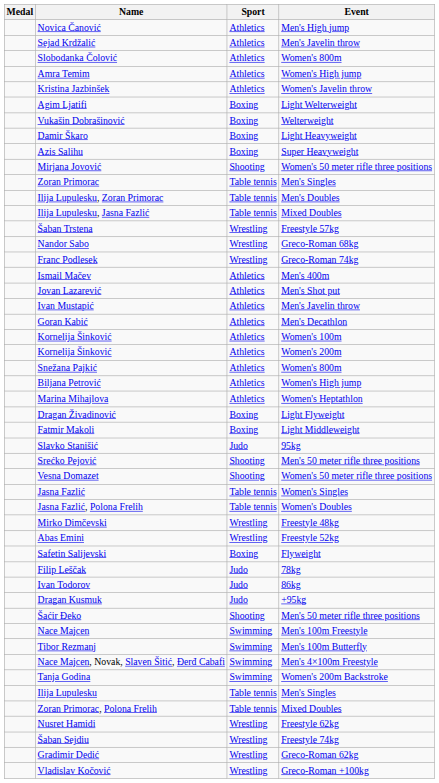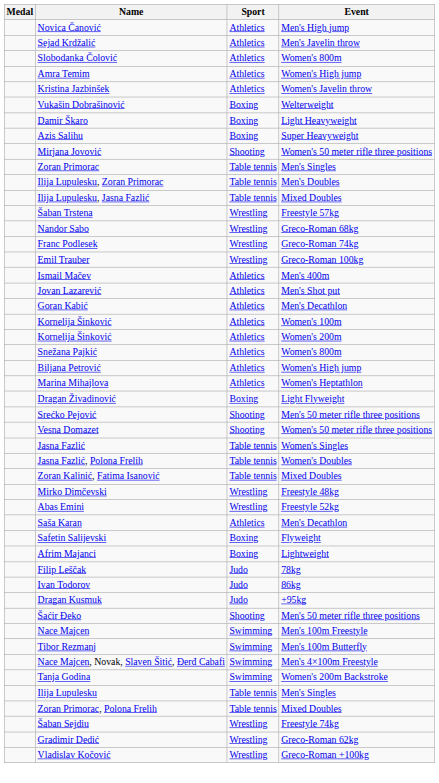- row: (62, 105)
+ row: (64, 259)
- row: (66, 306)
- row: (66, 430)
- row: (68, 445)
+ row: (99, 476)
+ row: (60, 523)
+ row: (67, 553)
- row: (66, 724)
